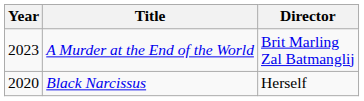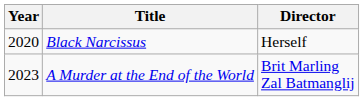rows swapped: (96, 83) <-> (150, 50)
